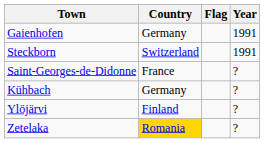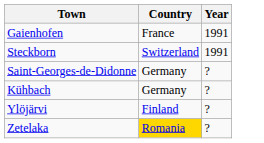- column: (216, 14)
(164, 33) Germany -> (158, 33) France
(158, 71) France -> (164, 71) Germany
